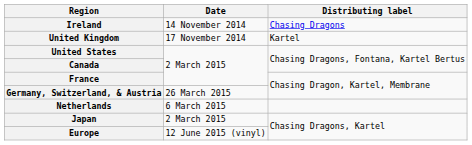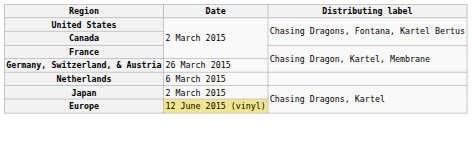- row: (84, 25)
- row: (84, 38)
(216, 133) no background -> (216, 106) khaki background
